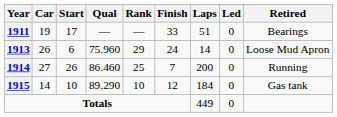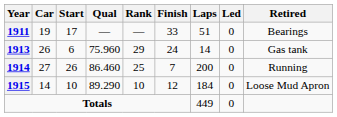(288, 49) Loose Mud Apron -> (288, 49) Gas tank
(288, 85) Gas tank -> (288, 85) Loose Mud Apron
